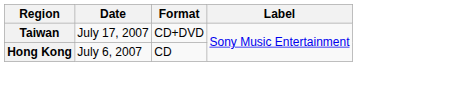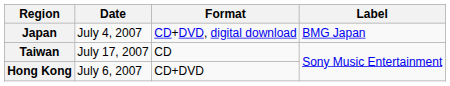+ row: (39, 33)
(179, 33) CD+DVD -> (163, 52) CD
(163, 52) CD -> (179, 71) CD+DVD
